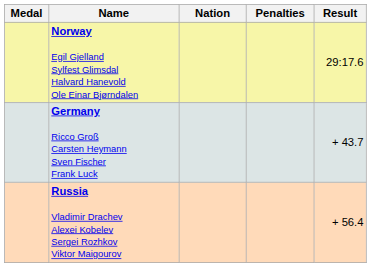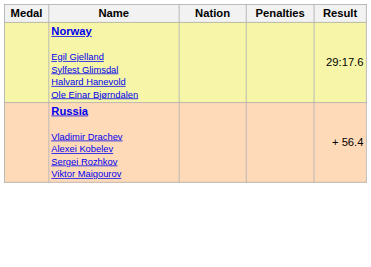- row: (89, 143)
